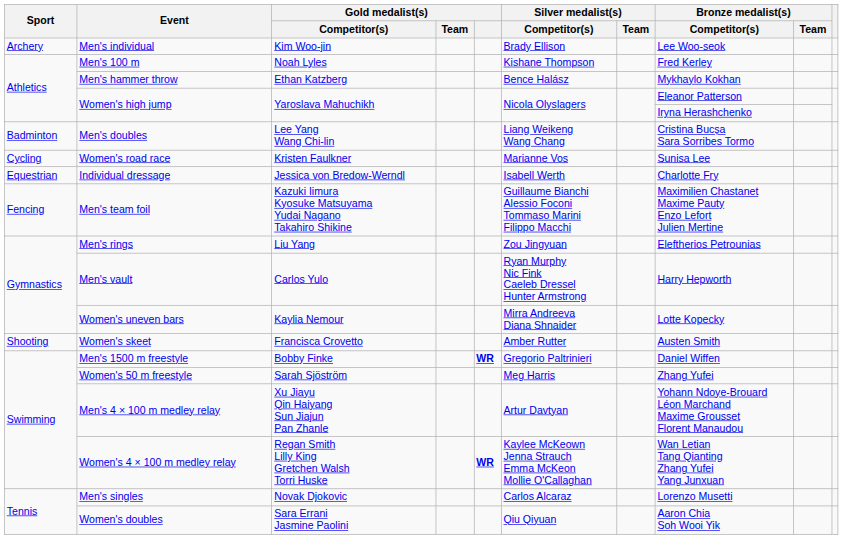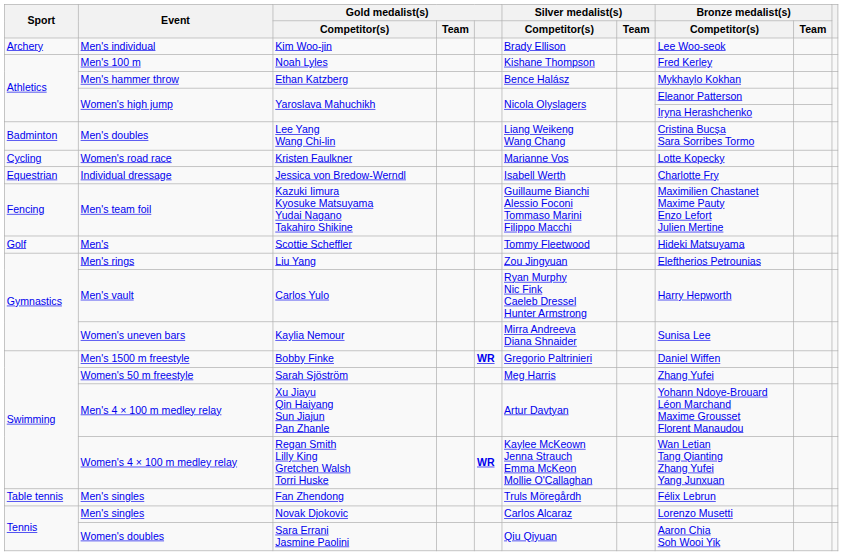(684, 158) Sunisa Lee -> (691, 158) Lotte Kopecky
+ row: (95, 244)
(691, 319) Lotte Kopecky -> (684, 336) Sunisa Lee
- row: (115, 342)
+ row: (112, 497)
